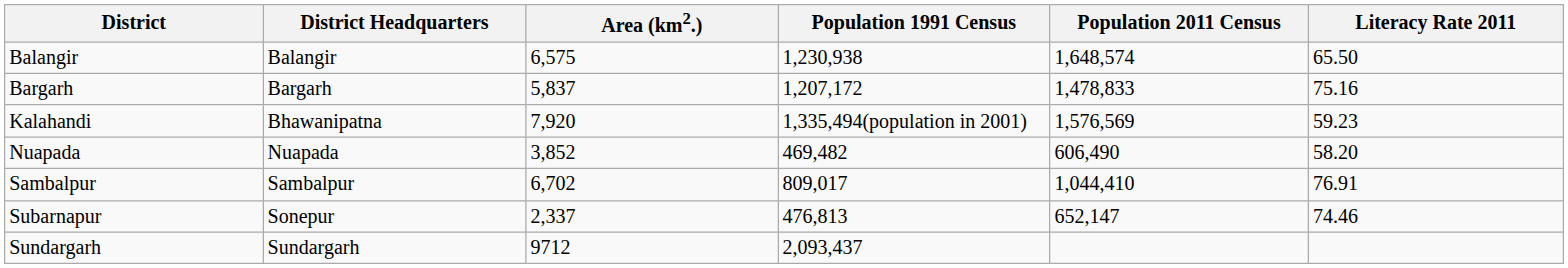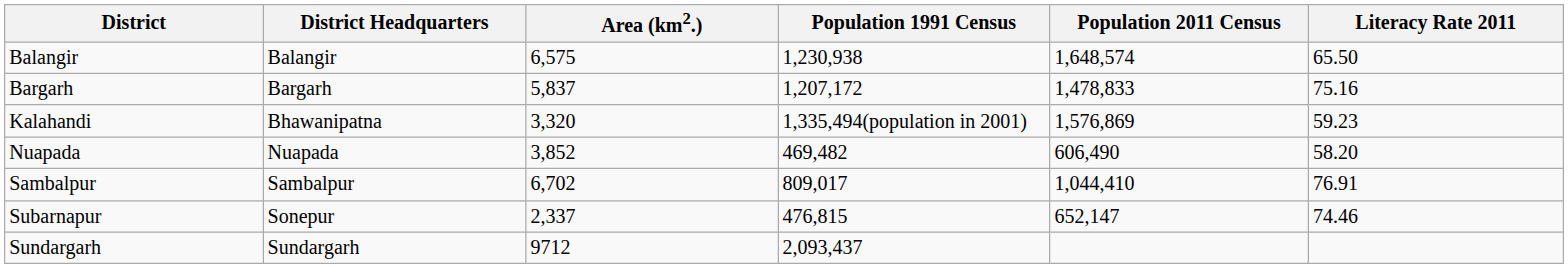(553, 120) 7,920 -> (553, 120) 3,320
(1094, 120) 1,576,569 -> (1094, 120) 1,576,869
(815, 216) 476,813 -> (815, 216) 476,815
